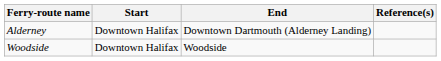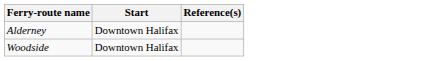- column: (277, 13)
